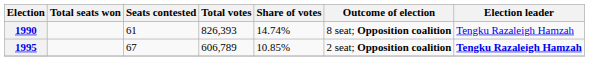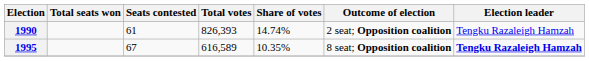(389, 30) 8 seat; Opposition coalition -> (389, 30) 2 seat; Opposition coalition
(219, 47) 606,789 -> (219, 47) 616,589
(273, 47) 10.85% -> (273, 47) 10.35%
(389, 47) 2 seat; Opposition coalition -> (389, 47) 8 seat; Opposition coalition
